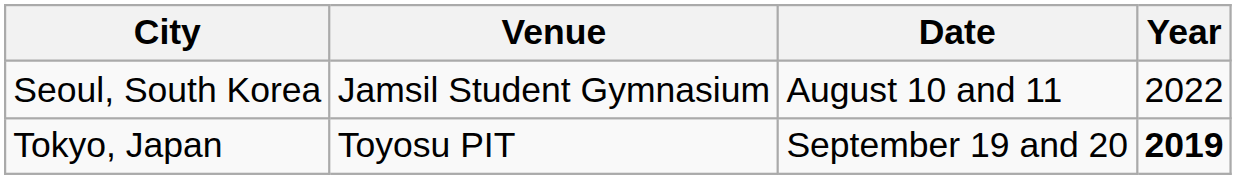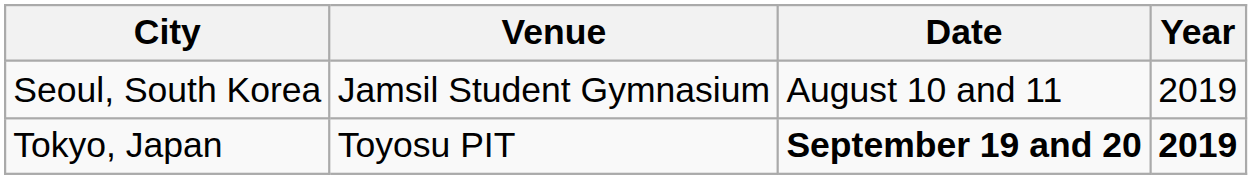(1184, 88) 2022 -> (1198, 88) 2019
(957, 145) normal -> (964, 145) bold
